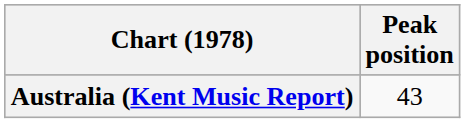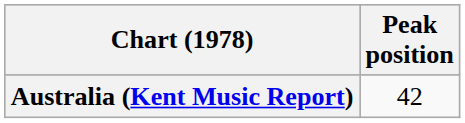(410, 95) 43 -> (410, 95) 42
